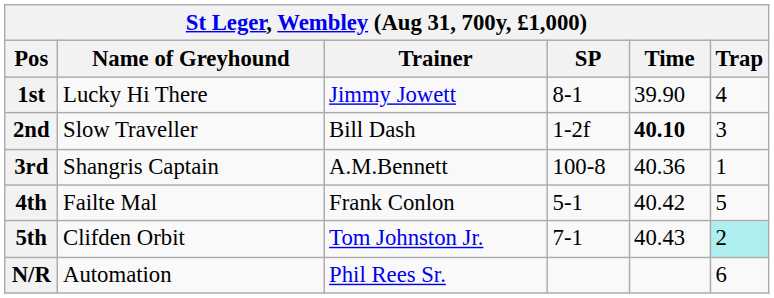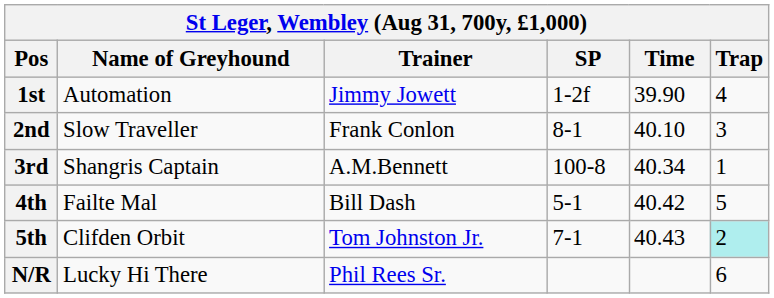(135, 94) Lucky Hi There -> (117, 94) Automation
(568, 94) 8-1 -> (571, 94) 1-2f
(372, 130) Bill Dash -> (392, 130) Frank Conlon
(571, 130) 1-2f -> (568, 130) 8-1
(660, 130) bold -> (660, 130) normal
(660, 166) 40.36 -> (660, 166) 40.34
(392, 202) Frank Conlon -> (372, 202) Bill Dash
(117, 274) Automation -> (135, 274) Lucky Hi There
